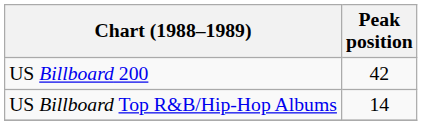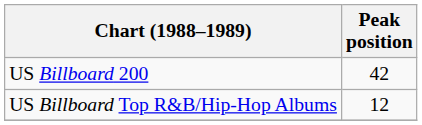(379, 104) 14 -> (379, 104) 12
